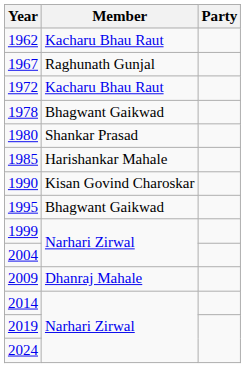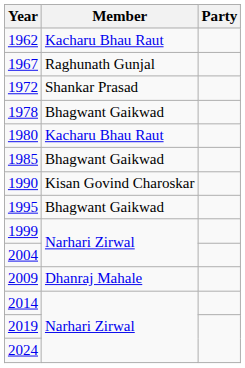(104, 87) Kacharu Bhau Raut -> (92, 87) Shankar Prasad
(92, 135) Shankar Prasad -> (104, 135) Kacharu Bhau Raut
(106, 159) Harishankar Mahale -> (104, 159) Bhagwant Gaikwad
